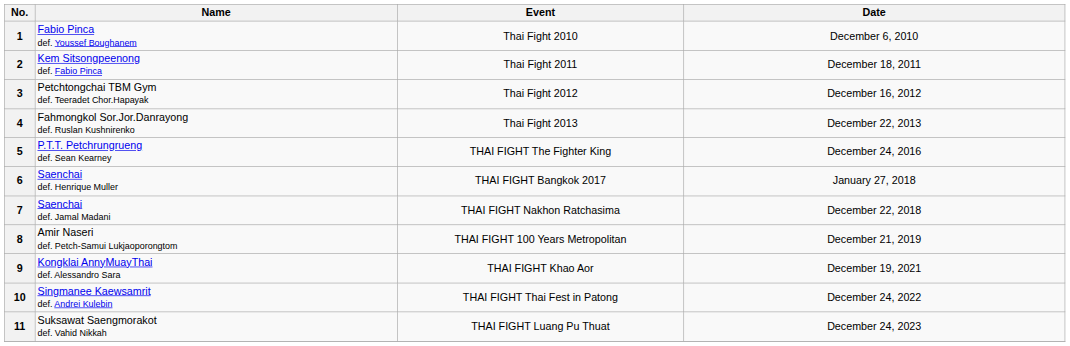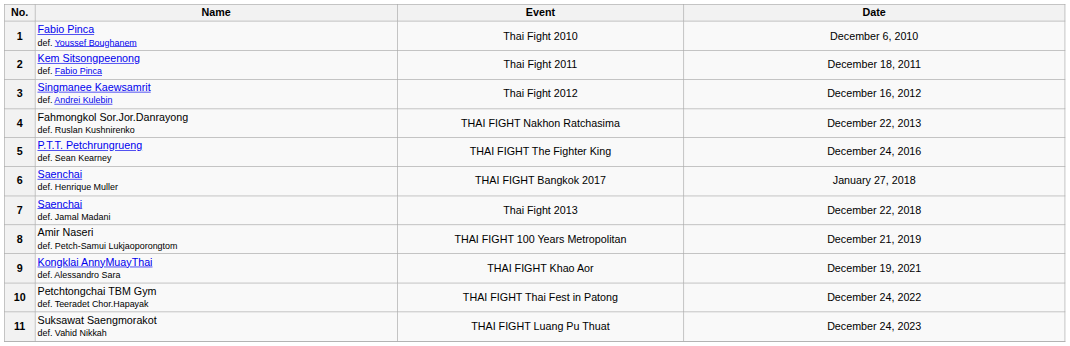(97, 94) Petchtongchai TBM Gym def. Teeradet Chor.Hapayak -> (94, 94) Singmanee Kaewsamrit def. Andrei Kulebin
(540, 123) Thai Fight 2013 -> (540, 123) THAI FIGHT Nakhon Ratchasima
(540, 210) THAI FIGHT Nakhon Ratchasima -> (540, 210) Thai Fight 2013
(94, 297) Singmanee Kaewsamrit def. Andrei Kulebin -> (97, 297) Petchtongchai TBM Gym def. Teeradet Chor.Hapayak
